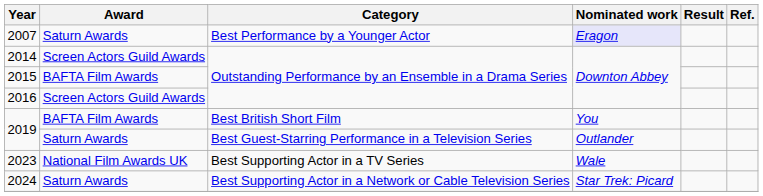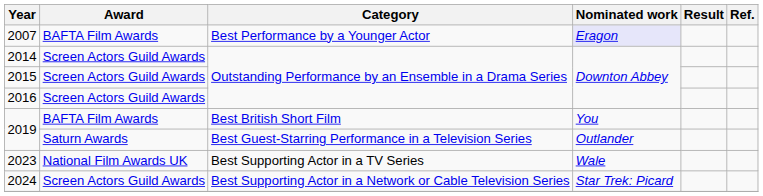(85, 35) Saturn Awards -> (100, 35) BAFTA Film Awards
(100, 77) BAFTA Film Awards -> (124, 77) Screen Actors Guild Awards
(85, 181) Saturn Awards -> (124, 181) Screen Actors Guild Awards
